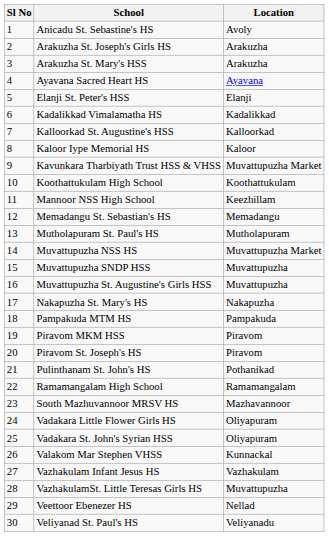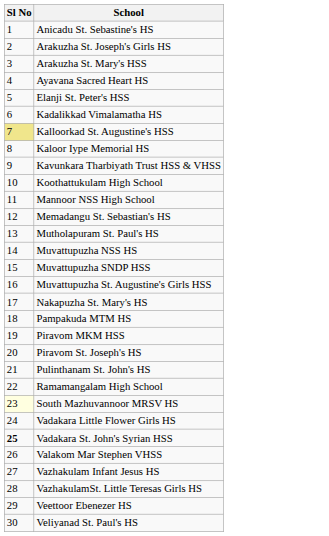- column: (274, 13)
(9, 132) no background -> (9, 132) khaki background
(12, 404) no background -> (12, 404) lightyellow background
(12, 438) normal -> (12, 438) bold
